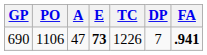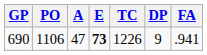(158, 38) 7 -> (158, 38) 9
(187, 38) bold -> (187, 38) normal
